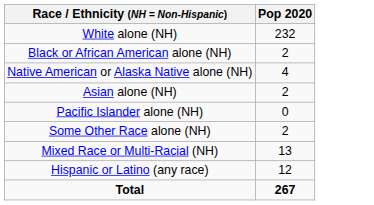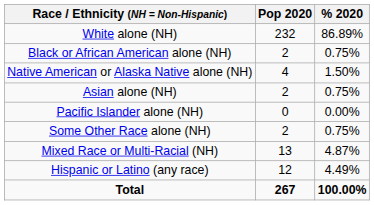+ column: (342, 14)
